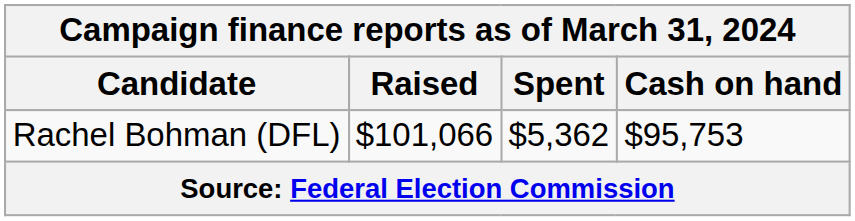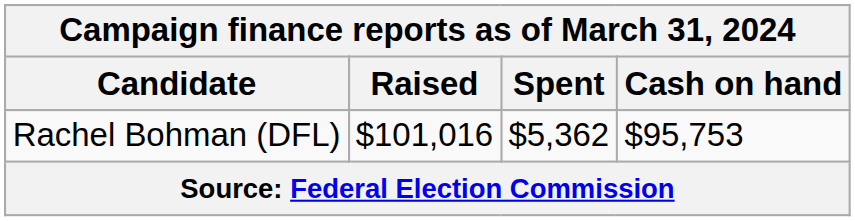(424, 135) $101,066 -> (424, 135) $101,016
